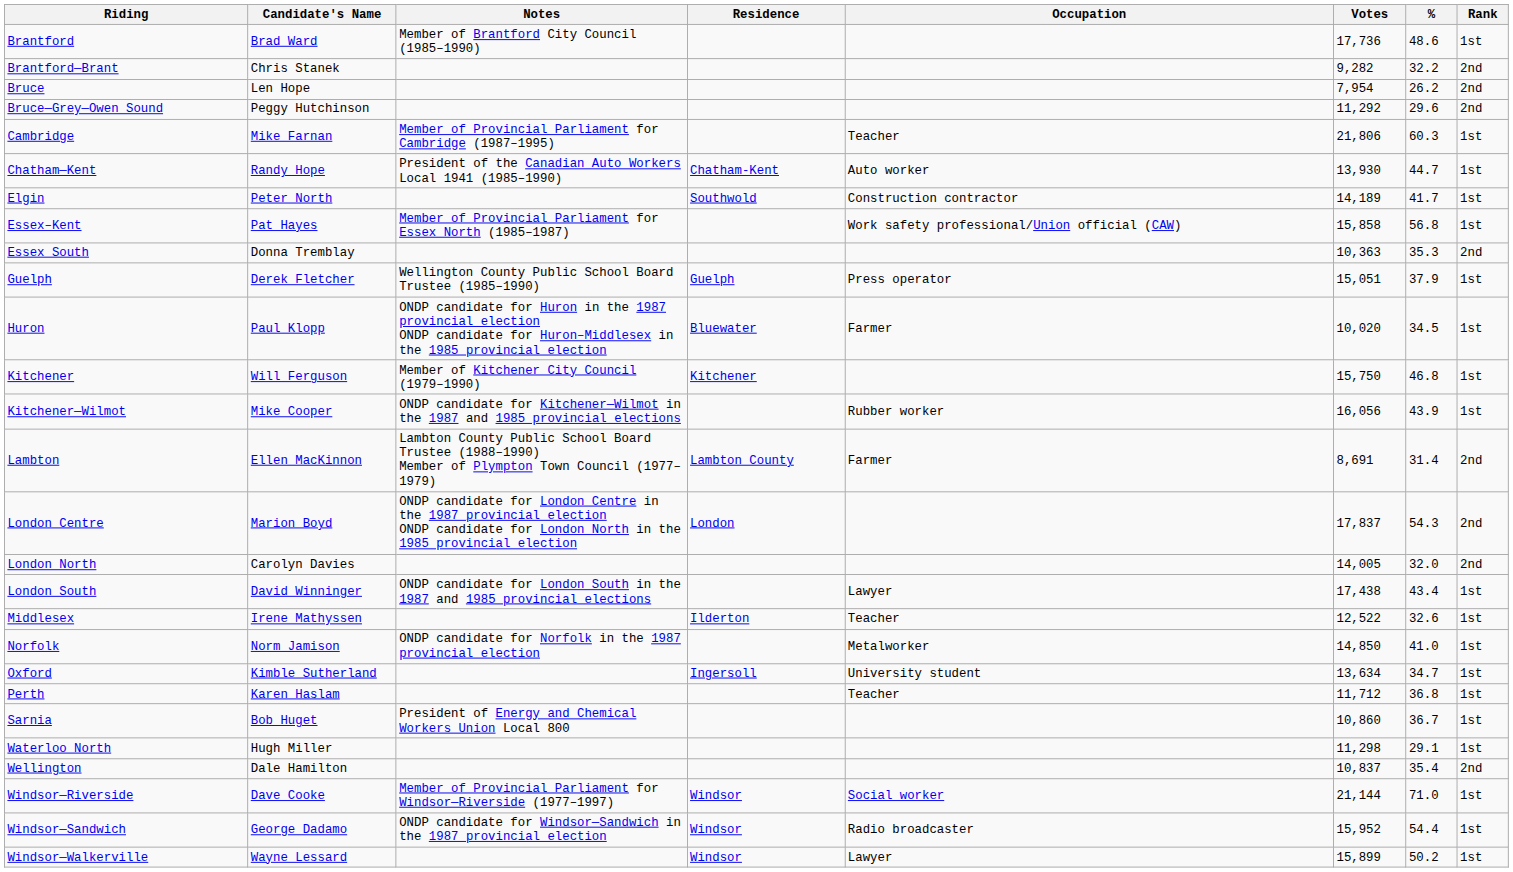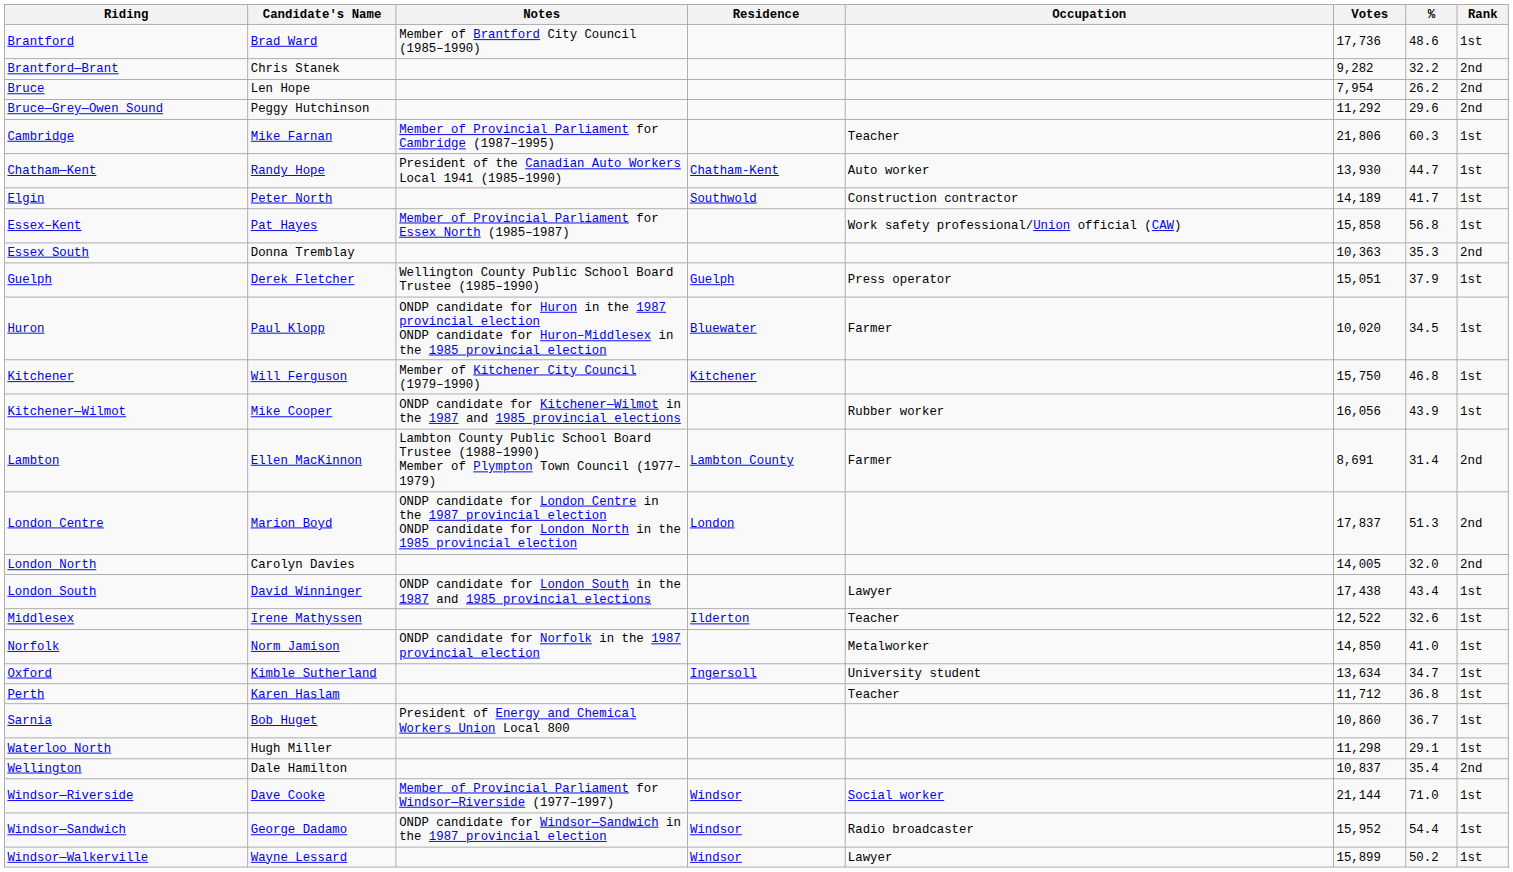(1424, 523) 54.3 -> (1424, 523) 51.3
